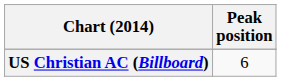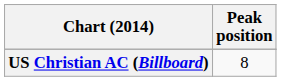(244, 62) 6 -> (244, 62) 8
